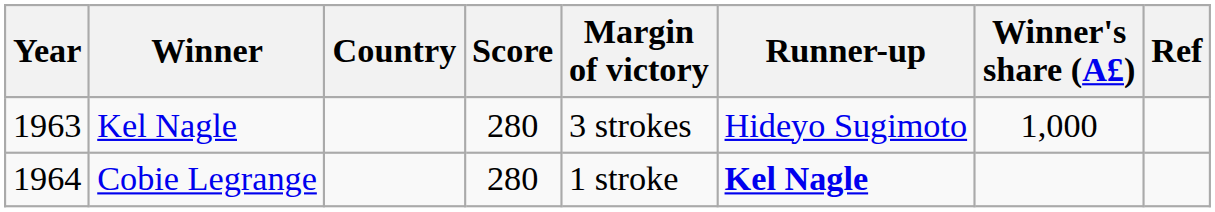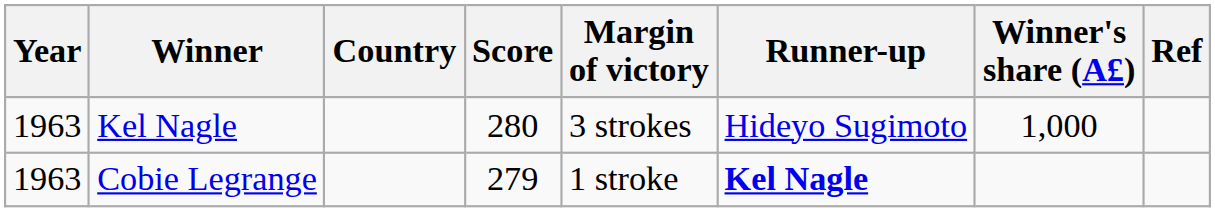(47, 178) 1964 -> (47, 178) 1963
(513, 178) 280 -> (513, 178) 279
